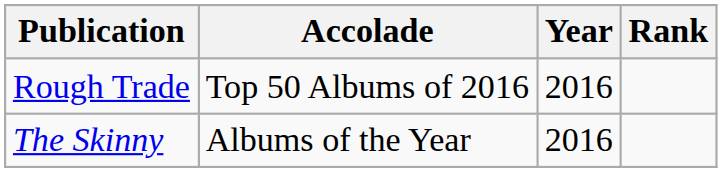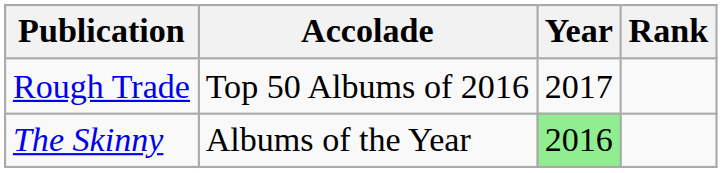(579, 85) 2016 -> (579, 85) 2017
(579, 139) no background -> (579, 139) lightgreen background
